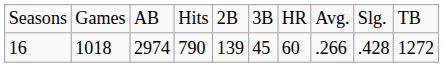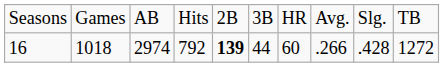(192, 47) 790 -> (192, 47) 792
(230, 47) normal -> (230, 47) bold
(261, 47) 45 -> (261, 47) 44
